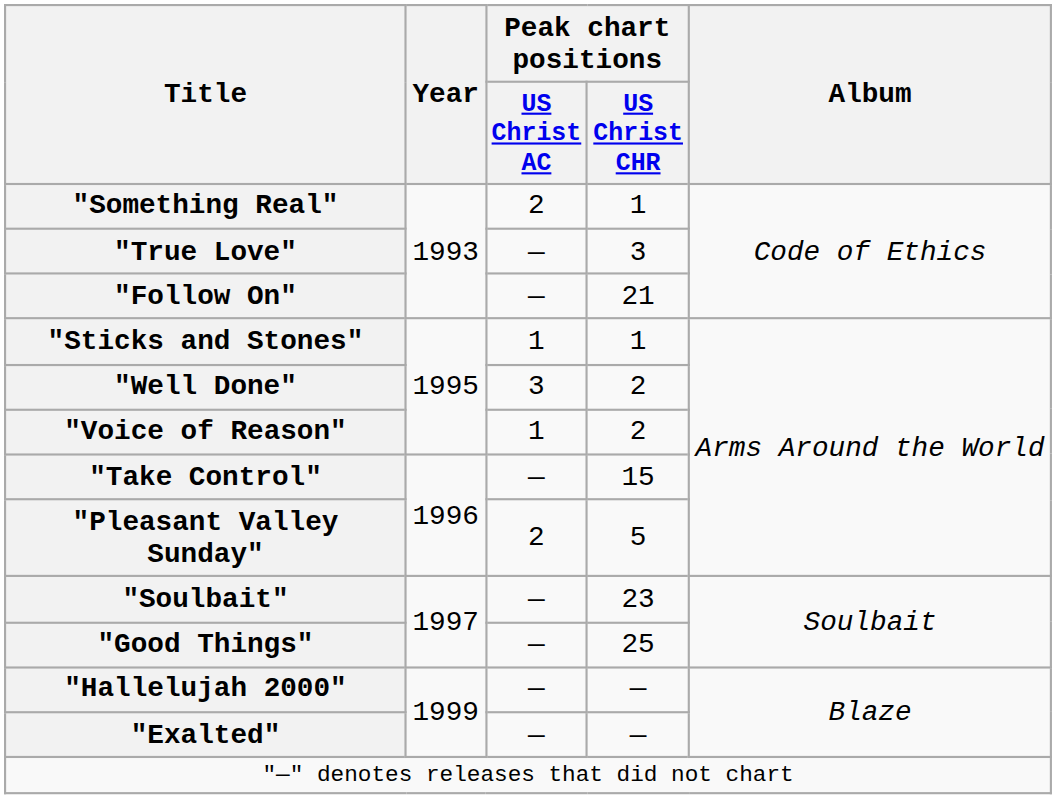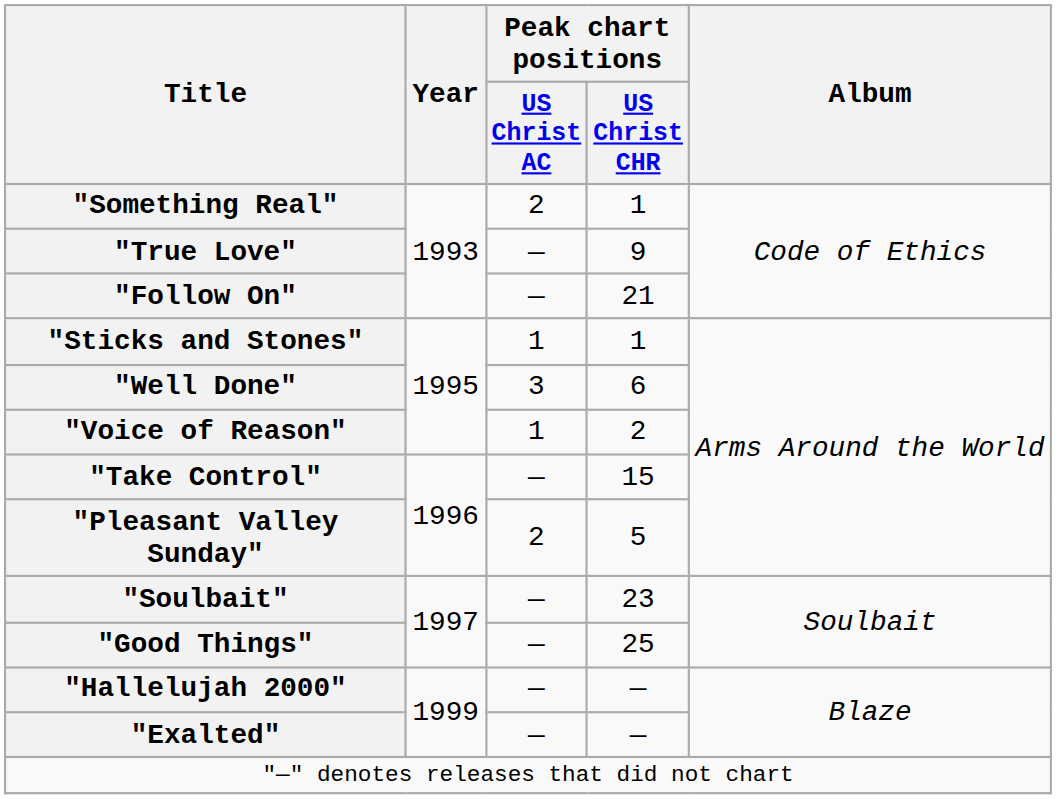(638, 251) 3 -> (638, 251) 9
(638, 387) 2 -> (638, 387) 6
